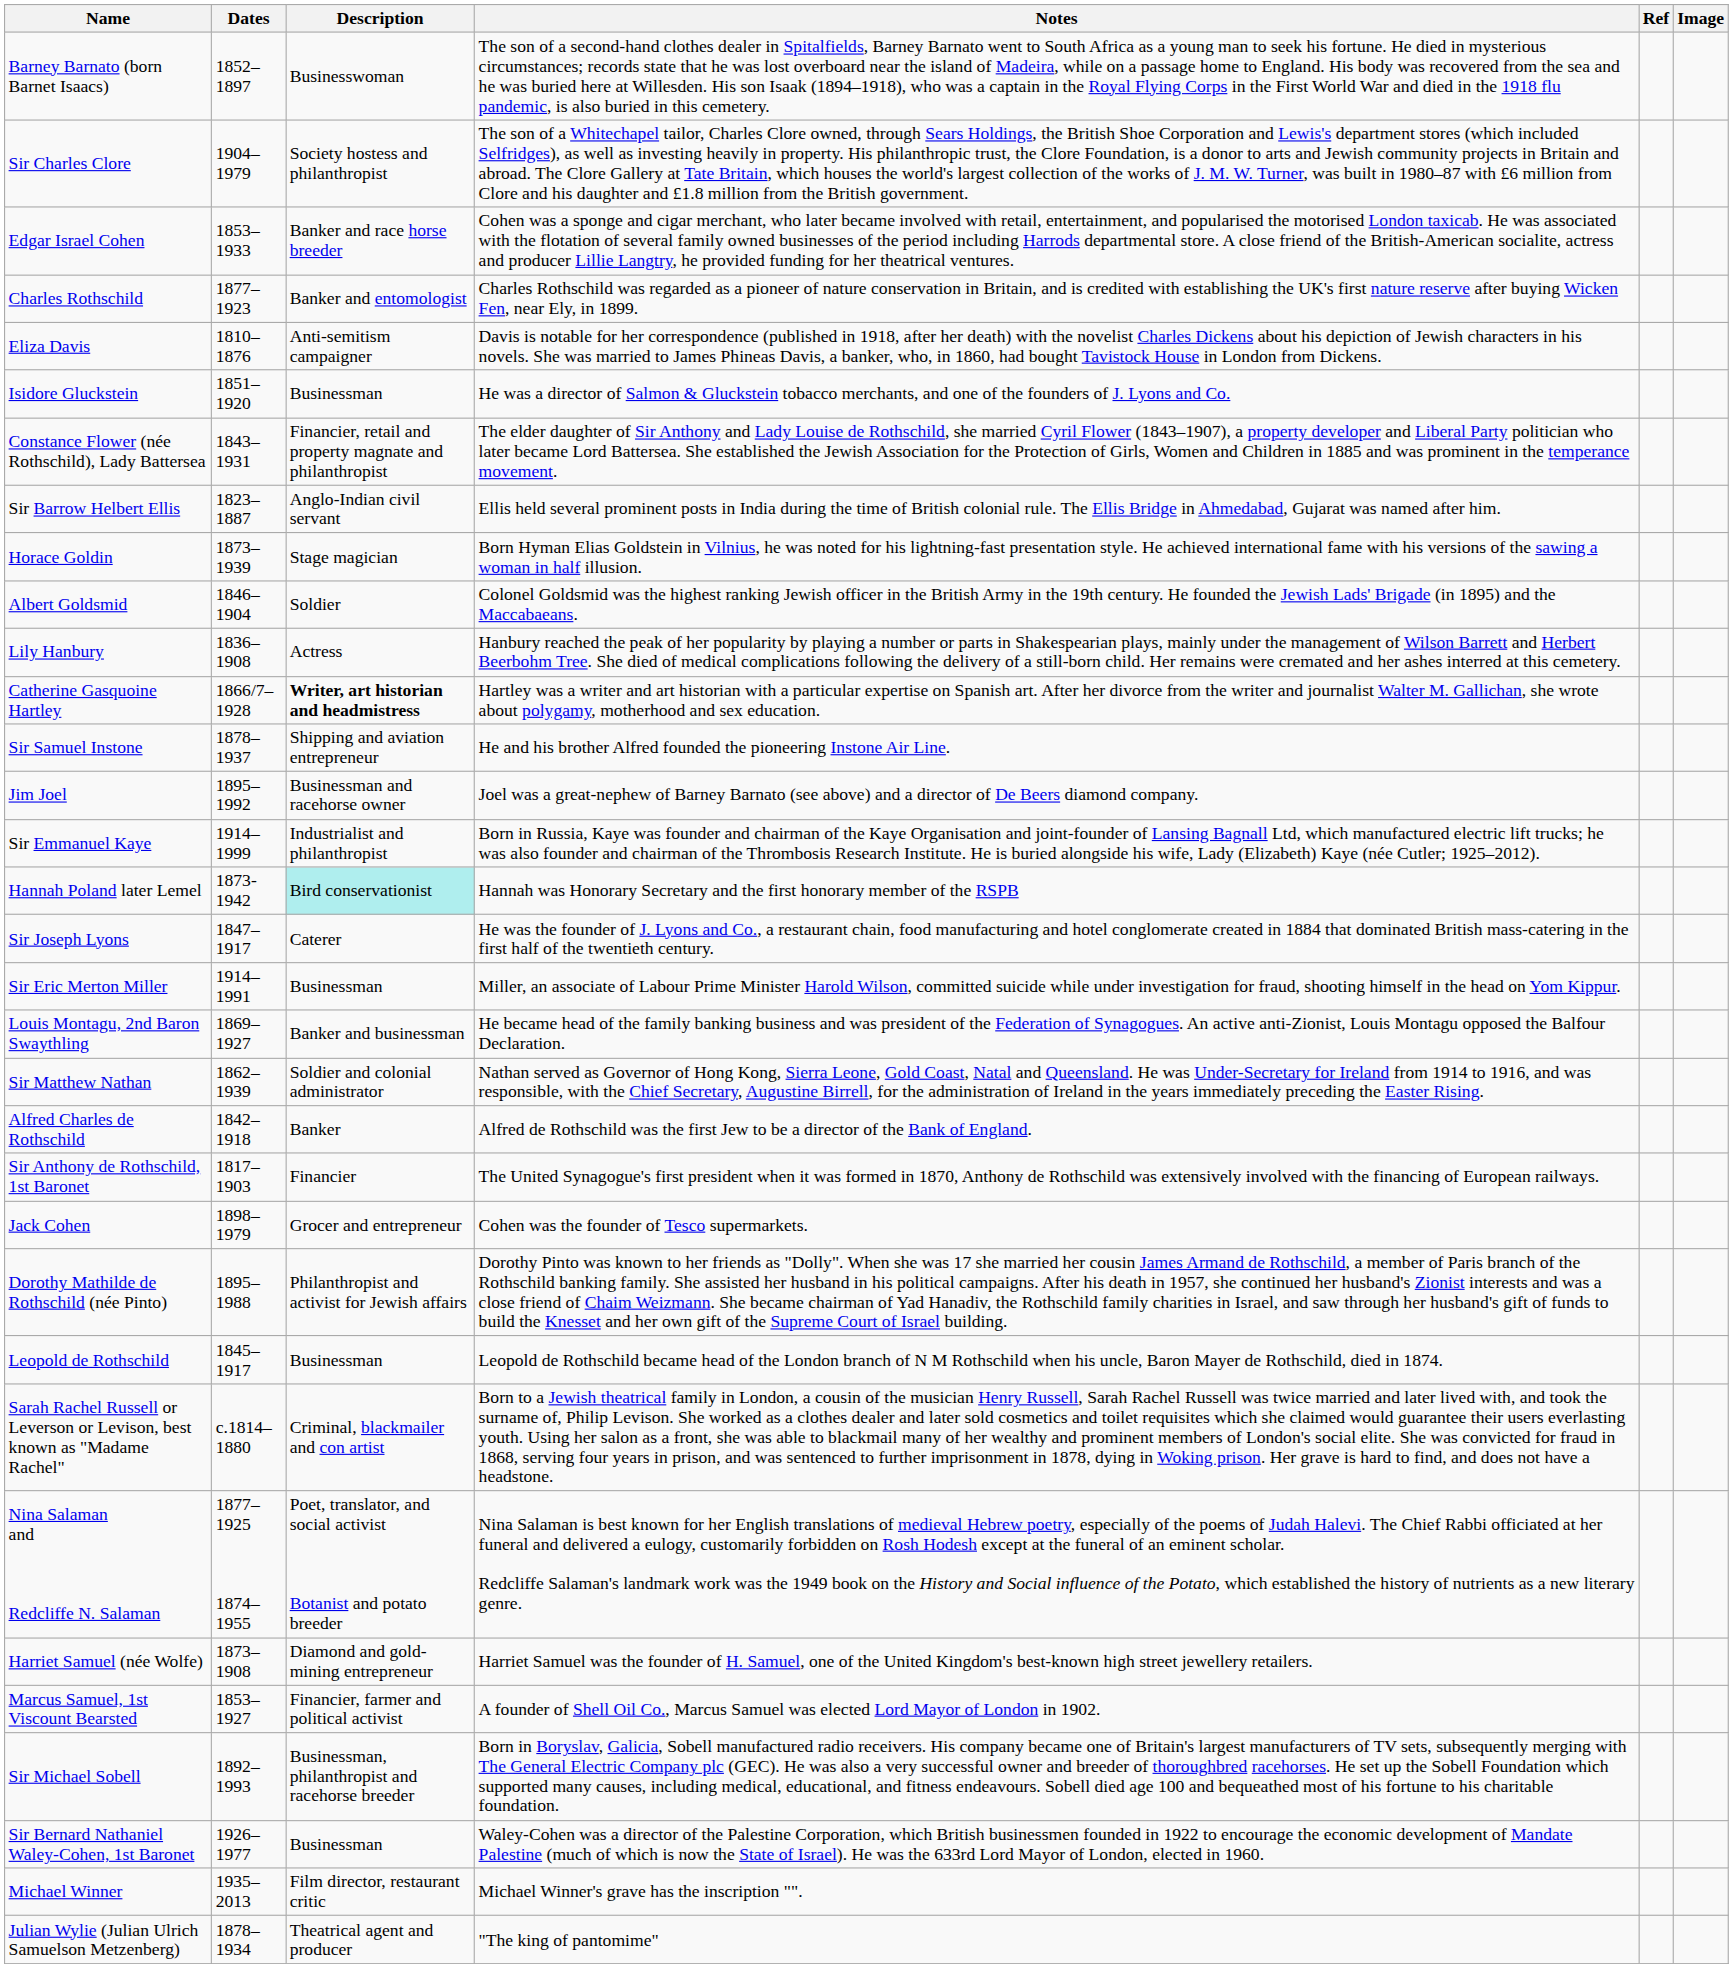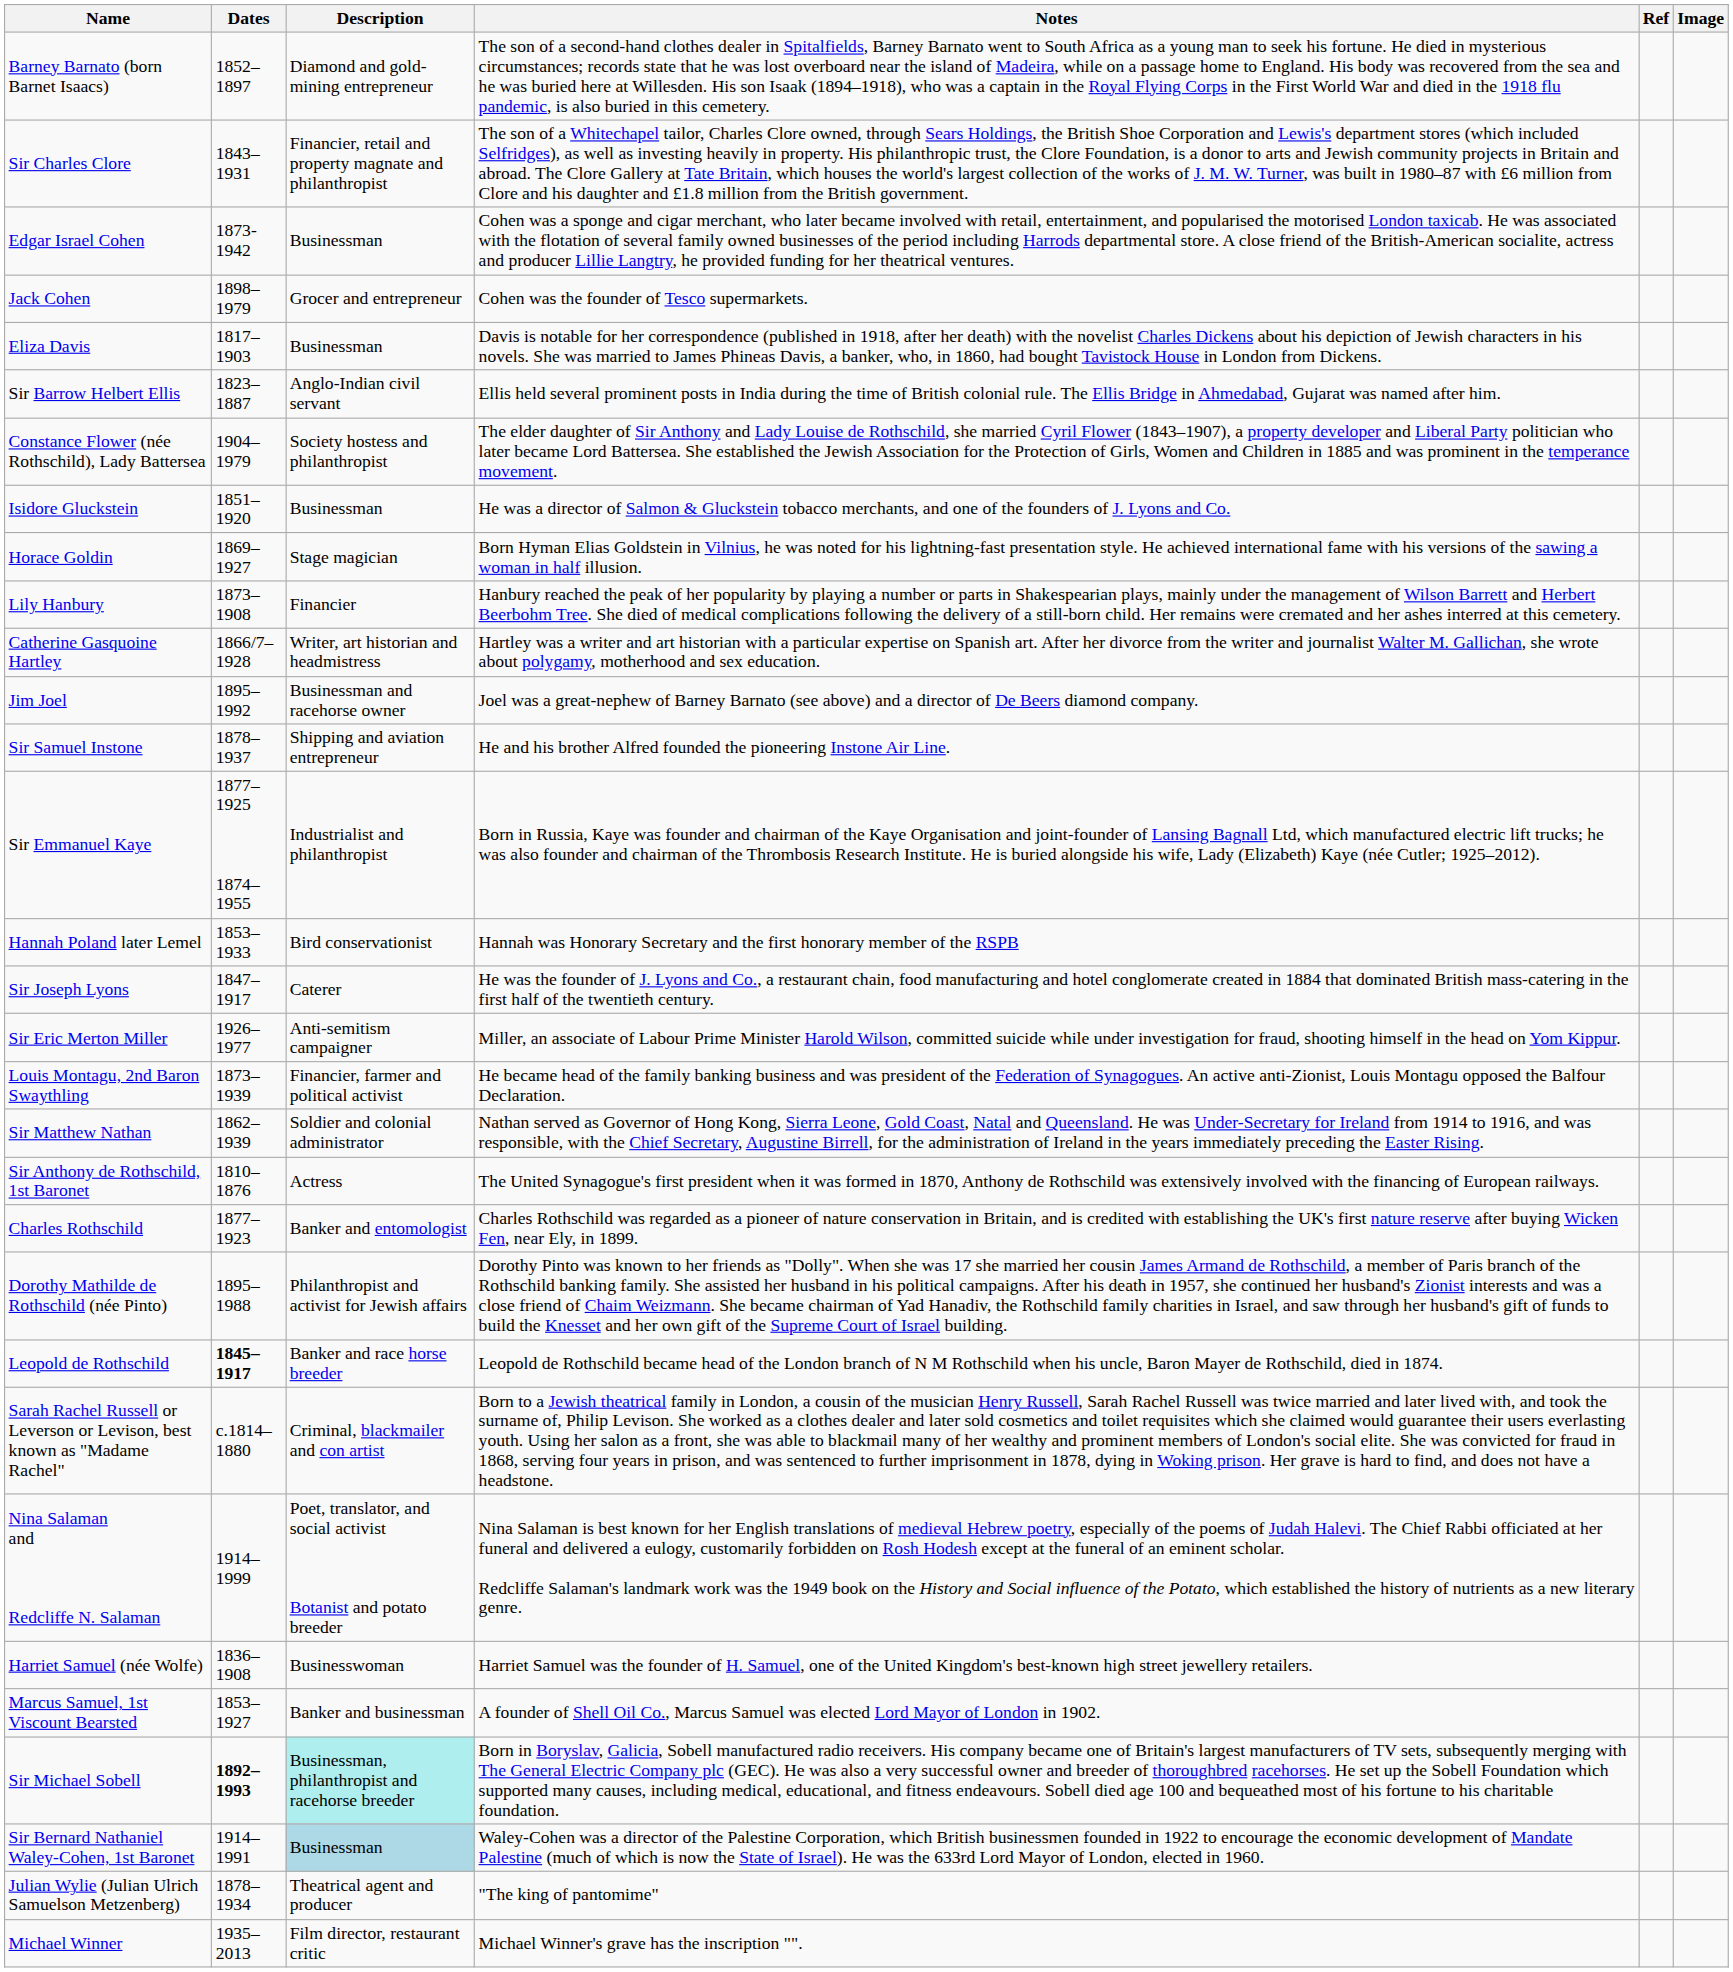(347, 76) Businesswoman -> (361, 76) Diamond and gold-mining entrepreneur
(238, 163) 1904–1979 -> (238, 163) 1843–1931
(359, 163) Society hostess and philanthropist -> (366, 163) Financier, retail and property magnate and philanthropist
(238, 240) 1853–1933 -> (236, 240) 1873-1942
(368, 240) Banker and race horse breeder -> (336, 240) Businessman
rows swapped: (49, 1224) <-> (76, 298)
(238, 346) 1810–1876 -> (238, 346) 1817–1903
(340, 346) Anti-semitism campaigner -> (336, 346) Businessman
rows swapped: (94, 509) <-> (73, 393)
(238, 451) 1843–1931 -> (238, 451) 1904–1979
(366, 451) Financier, retail and property magnate and philanthropist -> (359, 451) Society hostess and philanthropist
(238, 556) 1873–1939 -> (238, 556) 1869–1927
- row: (68, 604)
(238, 652) 1836–1908 -> (238, 604) 1873–1908
(316, 652) Actress -> (323, 604) Financier
(366, 699) bold -> (374, 652) normal
rows swapped: (76, 747) <-> (38, 795)
(238, 843) 1914–1999 -> (238, 844) 1877–1925 1874–1955
(236, 890) 1873-1942 -> (238, 942) 1853–1933
(361, 890) paleturquoise background -> (361, 942) no background
(238, 986) 1914–1991 -> (238, 1037) 1926–1977
(336, 986) Businessman -> (340, 1037) Anti-semitism campaigner
(238, 1033) 1869–1927 -> (238, 1085) 1873–1939
(377, 1033) Banker and businessman -> (365, 1085) Financier, farmer and political activist
- row: (71, 1129)
(238, 1177) 1817–1903 -> (238, 1180) 1810–1876
(323, 1177) Financier -> (316, 1180) Actress
(238, 1359) normal -> (238, 1363) bold
(336, 1359) Businessman -> (368, 1363) Banker and race horse breeder
(238, 1564) 1877–1925 1874–1955 -> (238, 1567) 1914–1999
(238, 1661) 1873–1908 -> (238, 1664) 1836–1908
(361, 1661) Diamond and gold-mining entrepreneur -> (347, 1664) Businesswoman
(365, 1709) Financier, farmer and political activist -> (377, 1712) Banker and businessman
(238, 1776) normal -> (238, 1780) bold
(353, 1776) no background -> (353, 1780) paleturquoise background
(238, 1844) 1926–1977 -> (238, 1847) 1914–1991
(336, 1844) no background -> (336, 1847) lightblue background
rows swapped: (66, 1891) <-> (103, 1939)
